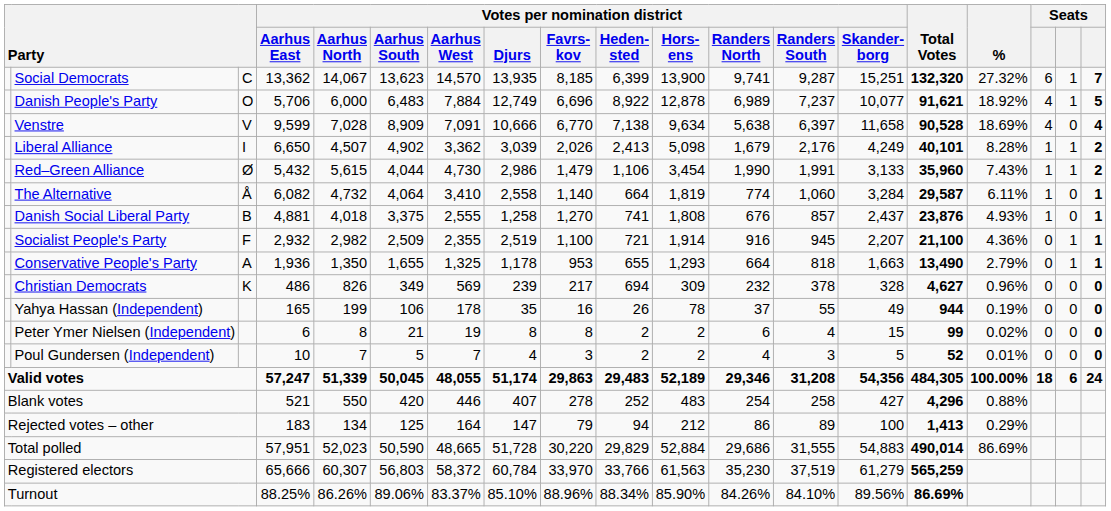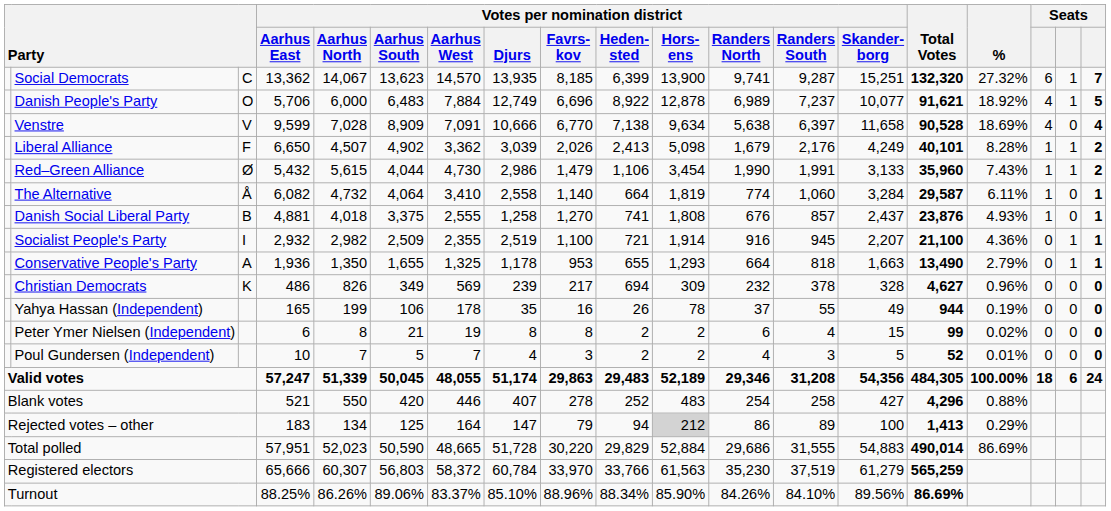(244, 147) I -> (246, 147) F
(246, 240) F -> (244, 240) I
(693, 424) no background -> (693, 424) lightgrey background
